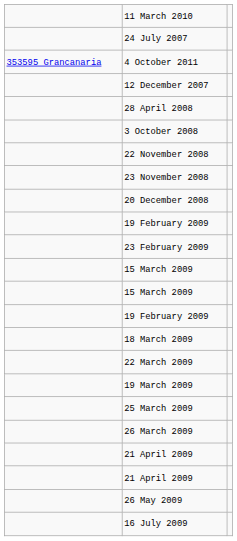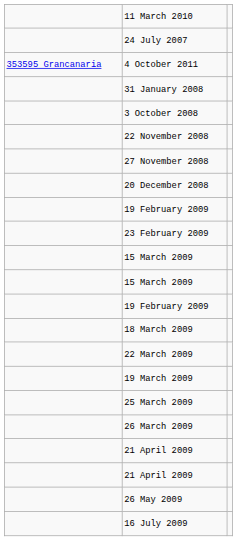- row: (63, 85)
+ row: (63, 89)
- row: (63, 108)
- row: (63, 177)
+ row: (63, 161)
